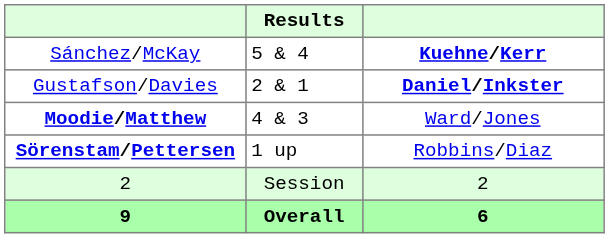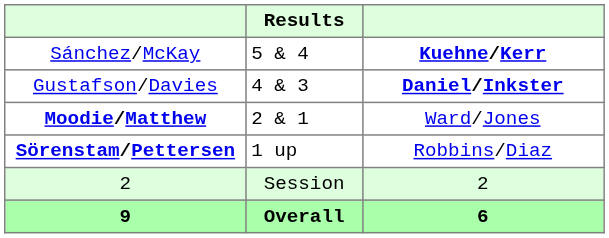(280, 86) 2 & 1 -> (280, 86) 4 & 3
(280, 119) 4 & 3 -> (280, 119) 2 & 1
